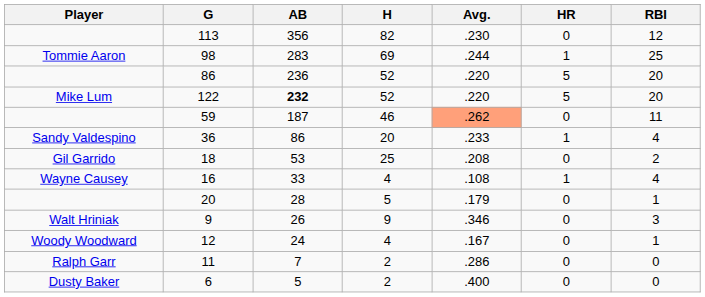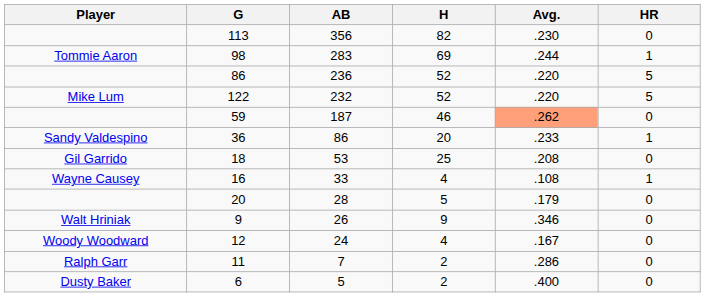- column: (656, 14)
(298, 96) bold -> (341, 96) normal
